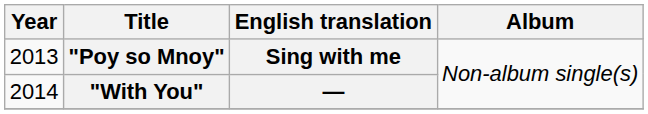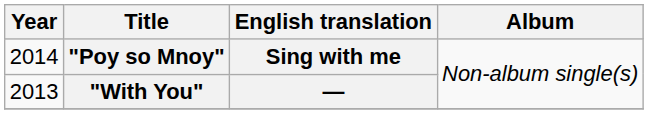(34, 56) 2013 -> (34, 56) 2014
(34, 91) 2014 -> (34, 91) 2013
